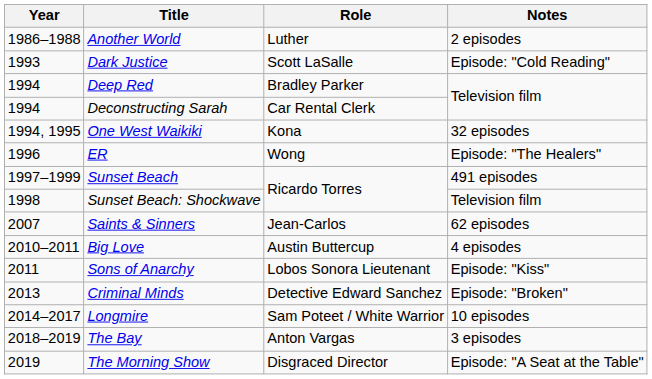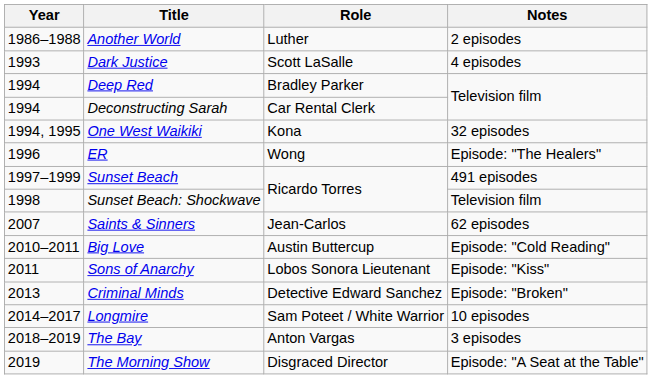(530, 62) Episode: "Cold Reading" -> (486, 62) 4 episodes
(486, 246) 4 episodes -> (530, 246) Episode: "Cold Reading"
